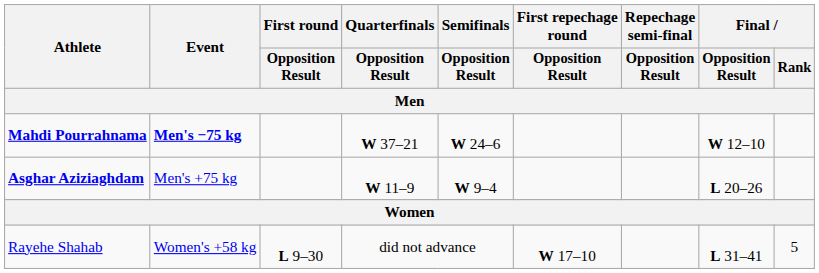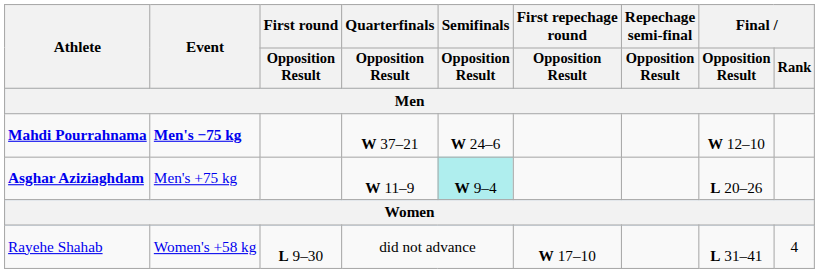(476, 187) no background -> (476, 187) paleturquoise background
(794, 247) 5 -> (794, 247) 4
